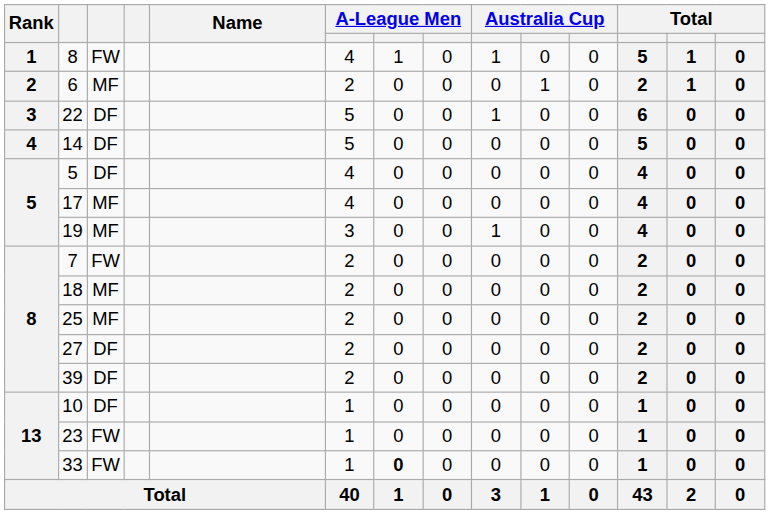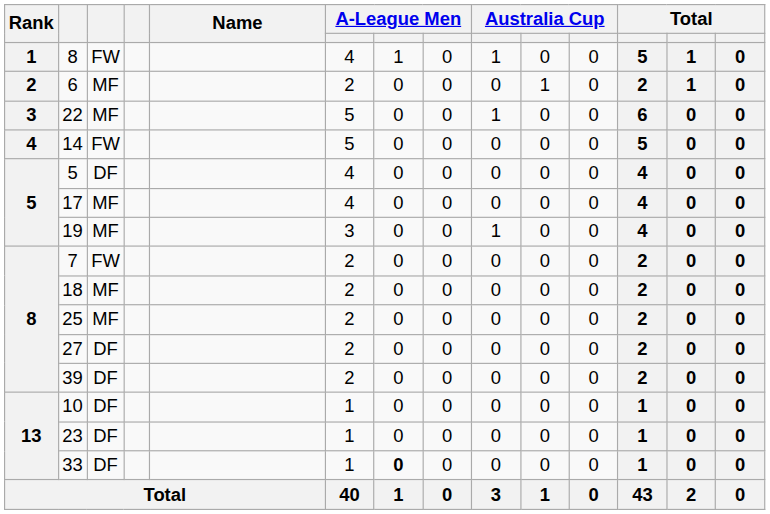(106, 115) DF -> (106, 115) MF
(106, 144) DF -> (106, 144) FW
(106, 436) FW -> (106, 436) DF
(106, 465) FW -> (106, 465) DF
